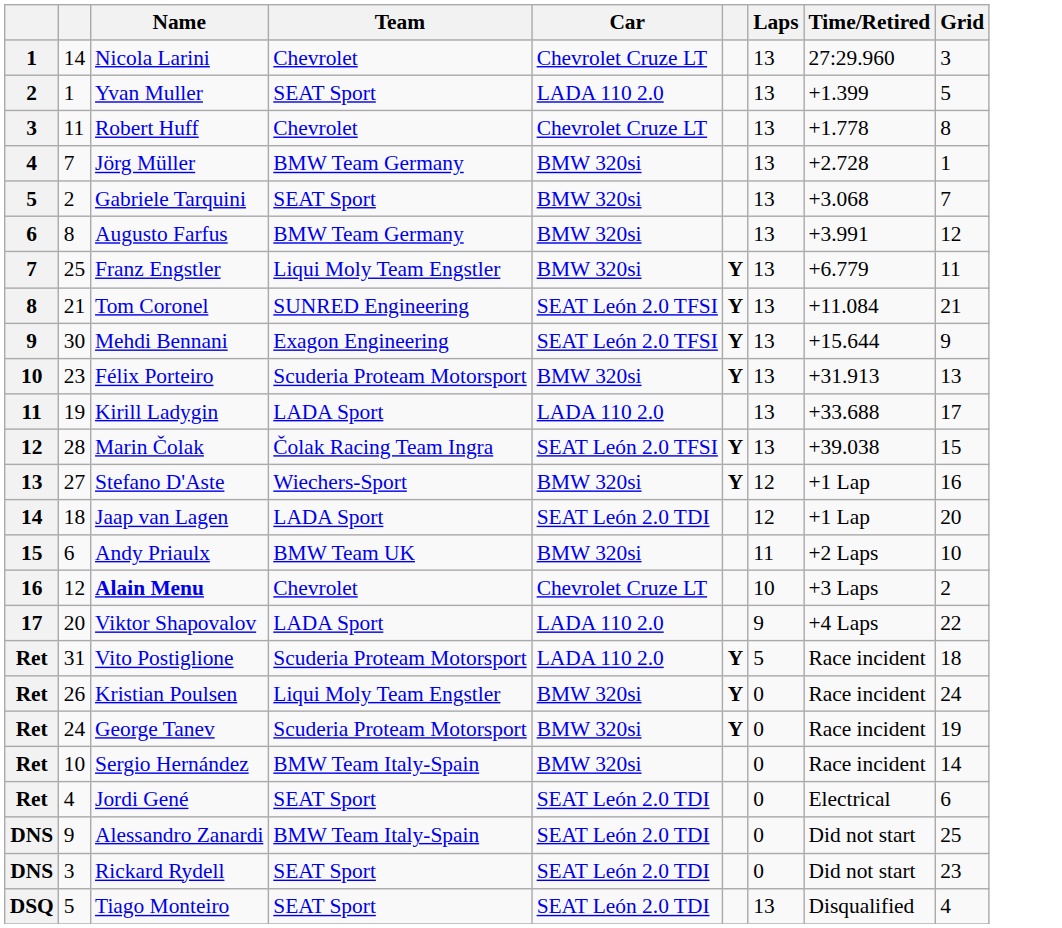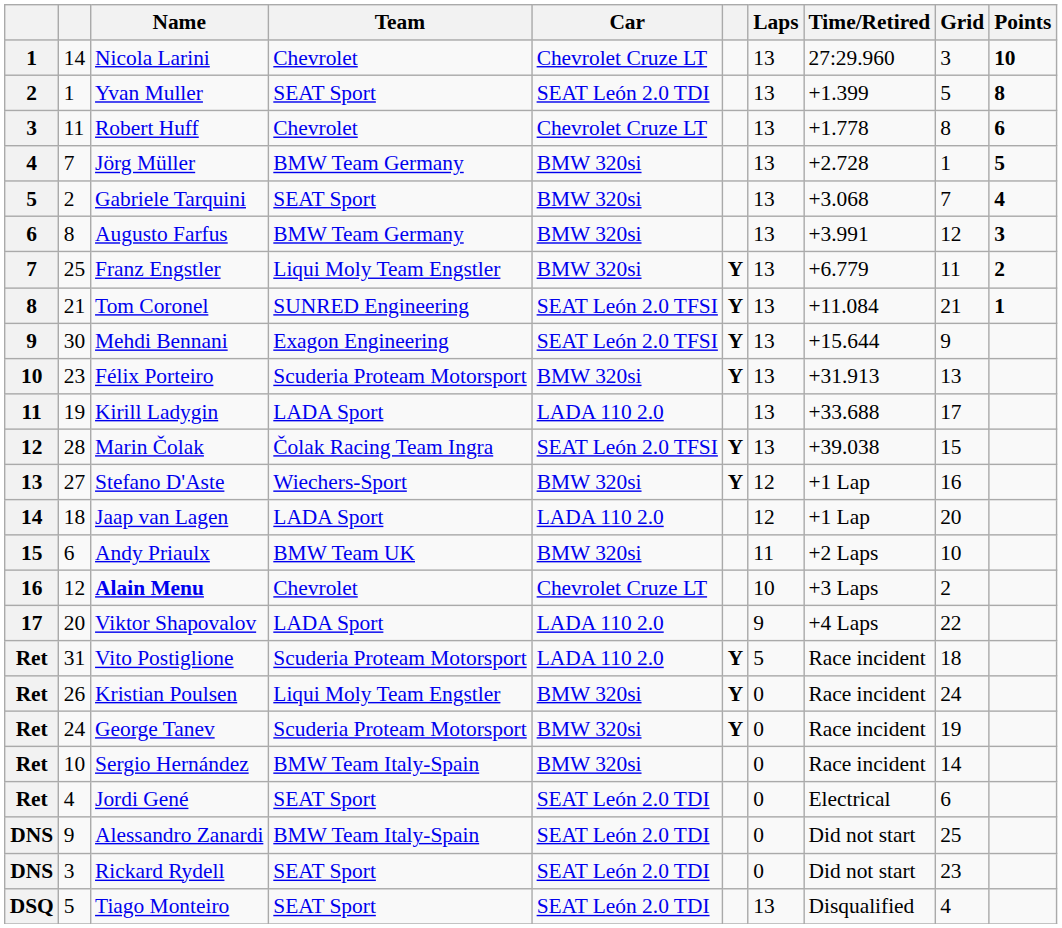+ column: (1023, 22)
(600, 93) LADA 110 2.0 -> (623, 93) SEAT León 2.0 TDI
(623, 517) SEAT León 2.0 TDI -> (600, 517) LADA 110 2.0
